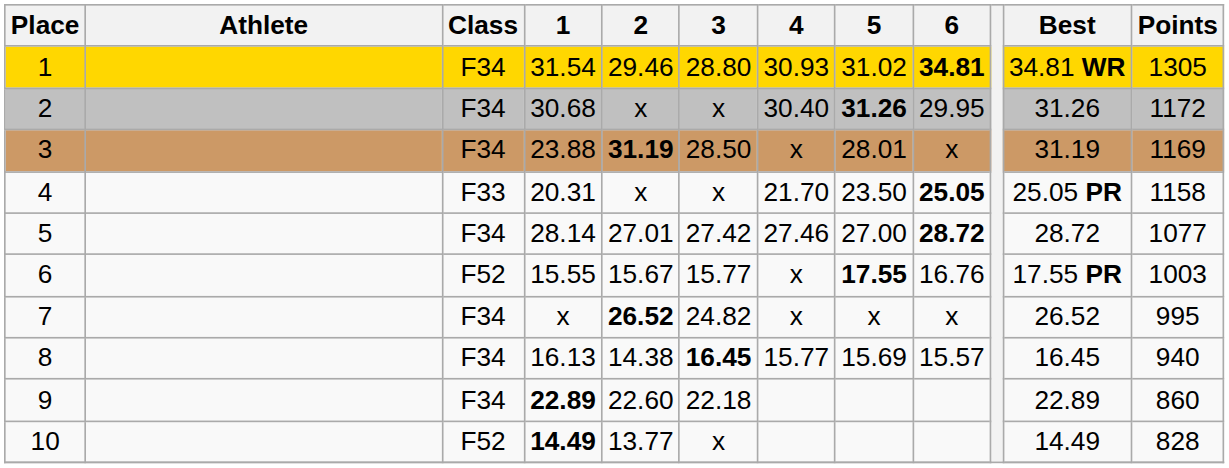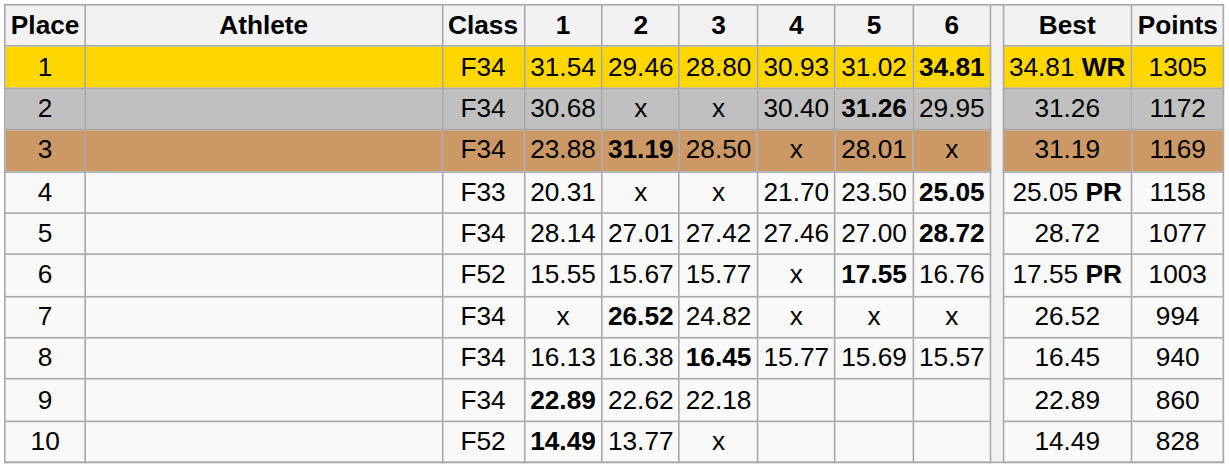(1178, 316) 995 -> (1178, 316) 994
(641, 358) 14.38 -> (641, 358) 16.38
(641, 399) 22.60 -> (641, 399) 22.62
